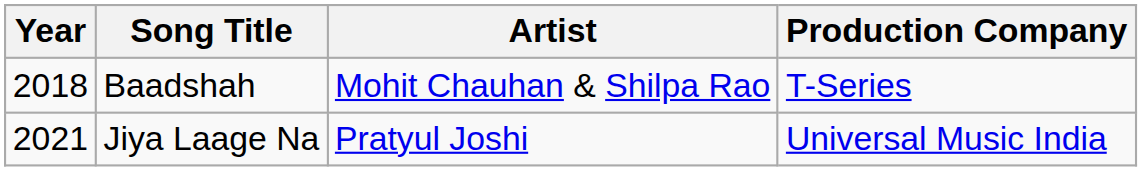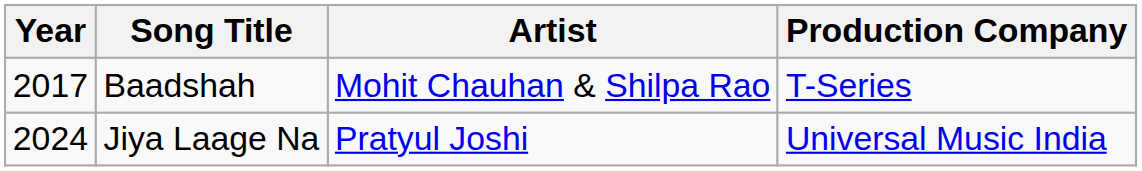(50, 84) 2018 -> (50, 84) 2017
(50, 138) 2021 -> (50, 138) 2024
